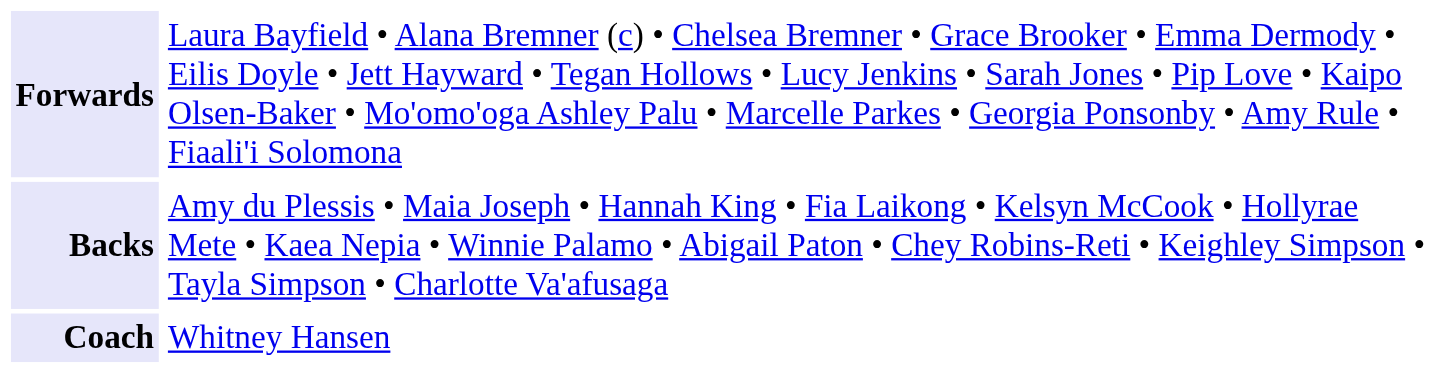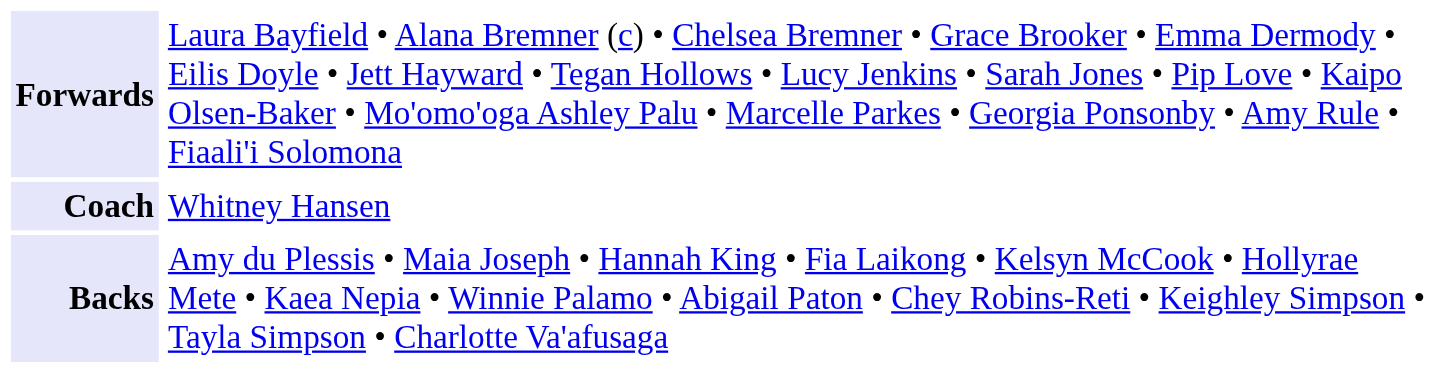rows swapped: (112, 244) <-> (109, 337)
